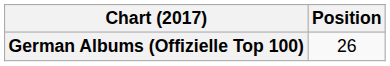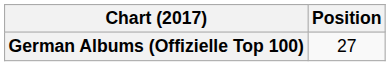(347, 46) 26 -> (347, 46) 27
